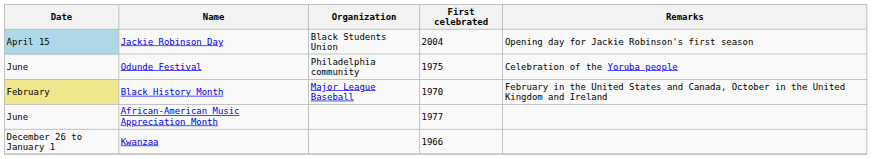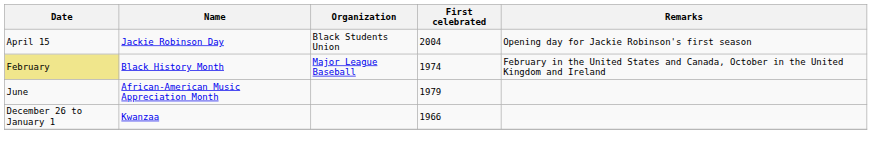(28, 42) lightblue background -> (28, 42) no background
- row: (161, 67)
(432, 92) 1970 -> (430, 67) 1974
(432, 117) 1977 -> (430, 92) 1979
